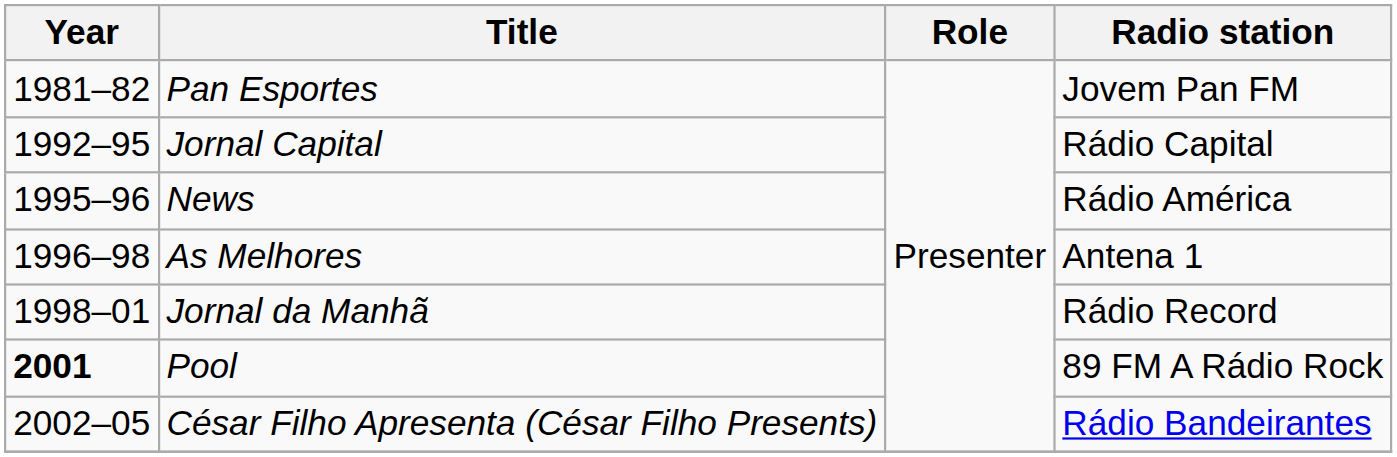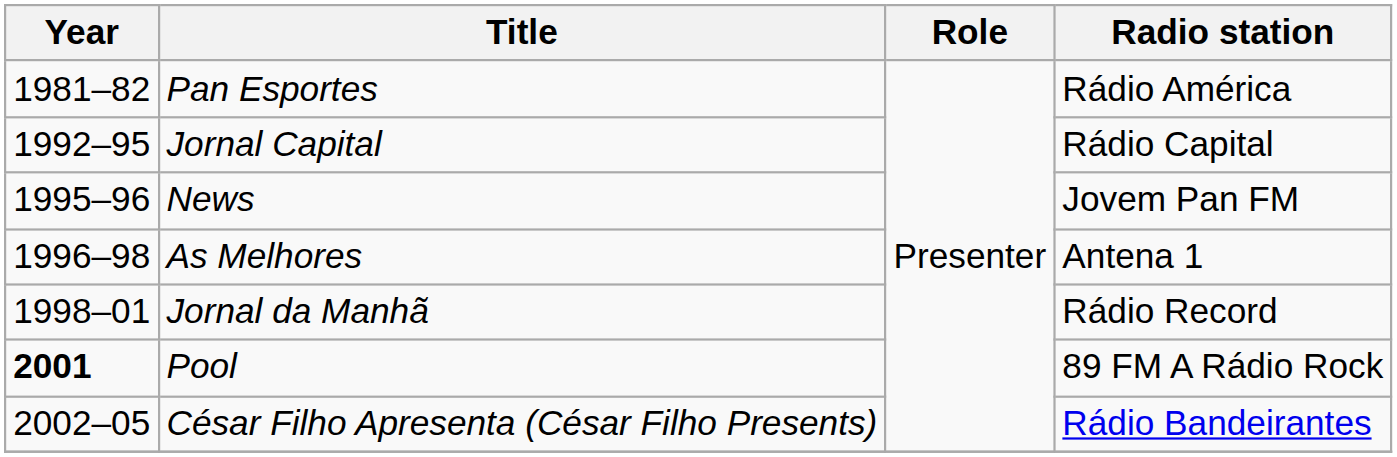(1181, 88) Jovem Pan FM -> (1177, 88) Rádio América
(1177, 199) Rádio América -> (1181, 199) Jovem Pan FM
